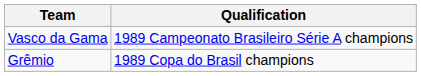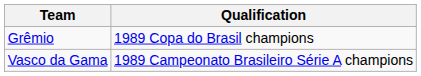rows swapped: (58, 37) <-> (31, 60)
